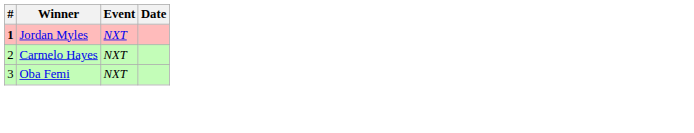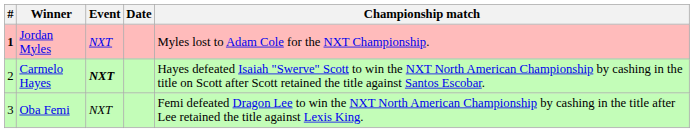+ column: (422, 14)
(115, 54) normal -> (102, 75) bold
